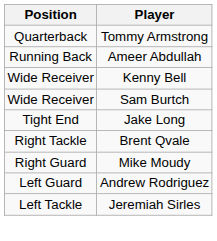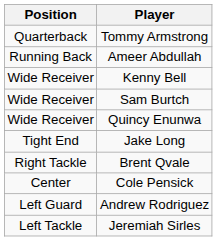+ row: (155, 120)
- row: (155, 162)
+ row: (155, 183)
